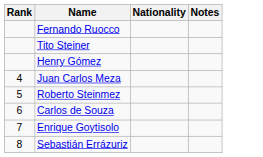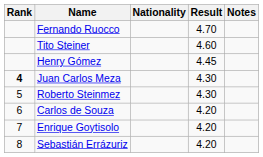+ column: (206, 12)
(19, 78) normal -> (19, 78) bold
